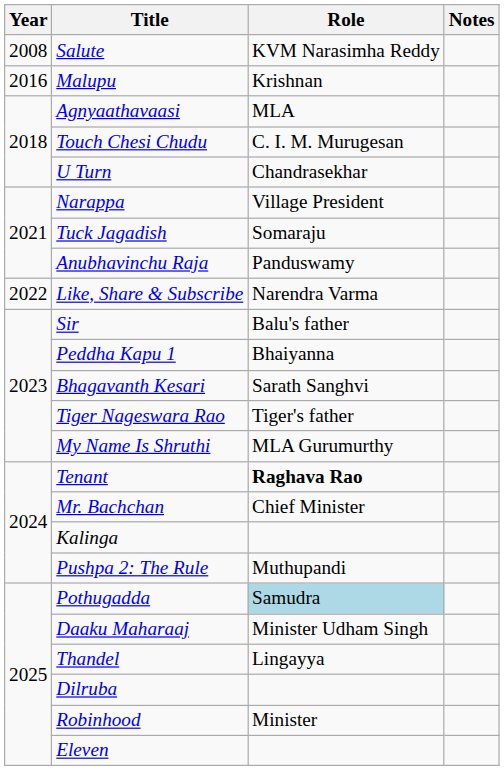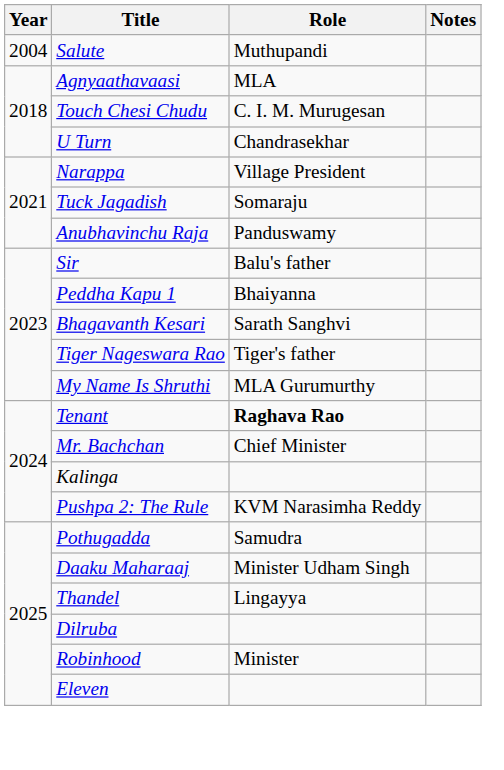(28, 50) 2008 -> (28, 50) 2004
(346, 50) KVM Narasimha Reddy -> (281, 50) Muthupandi
- row: (86, 80)
- row: (150, 293)
(299, 567) Muthupandi -> (328, 506) KVM Narasimha Reddy
(286, 598) lightblue background -> (268, 537) no background
